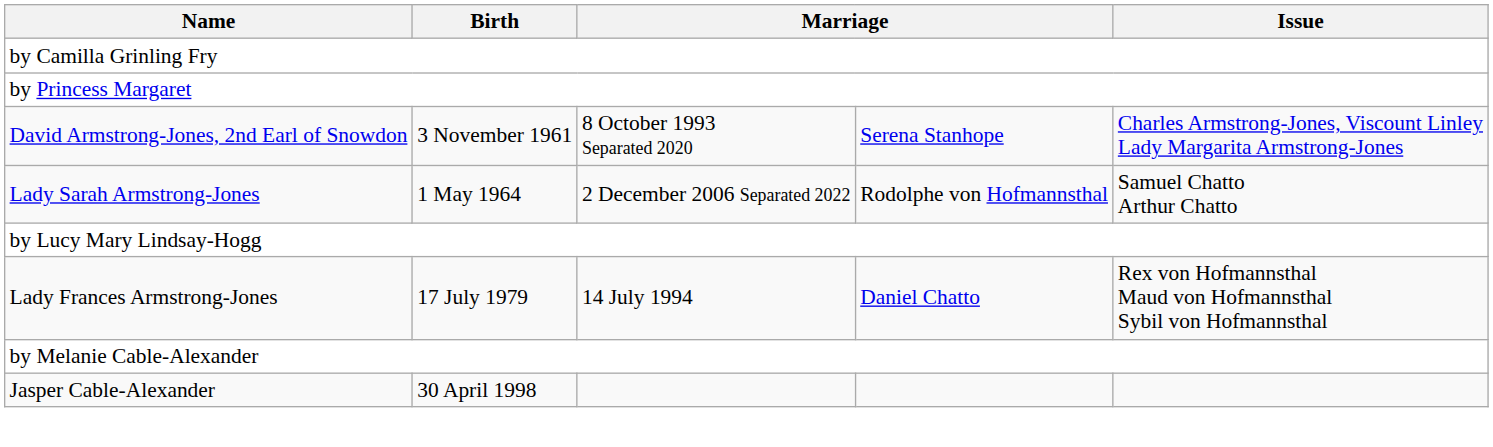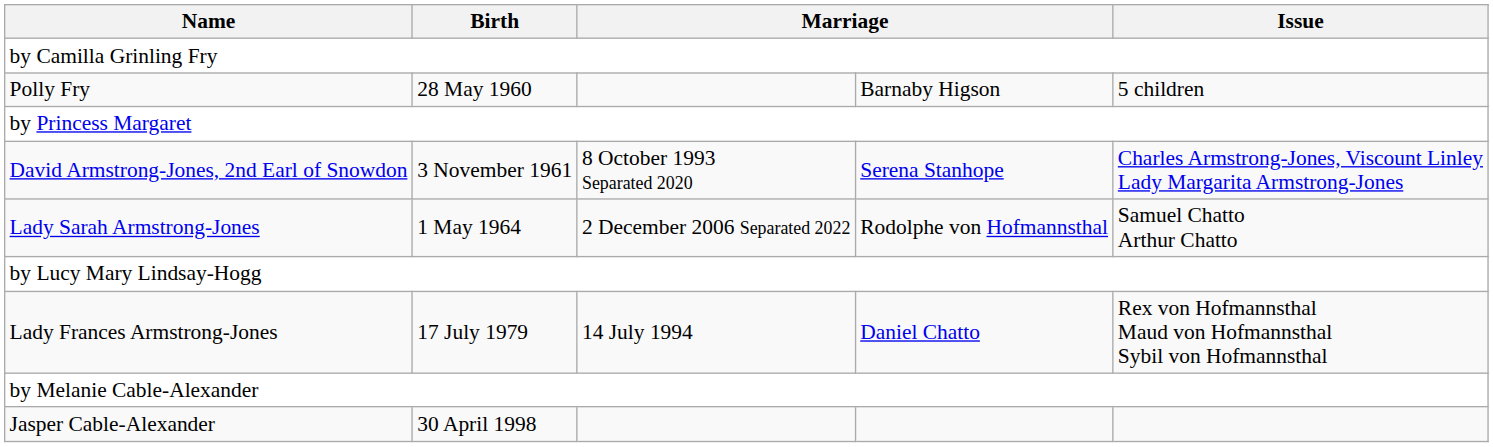+ row: (50, 89)
